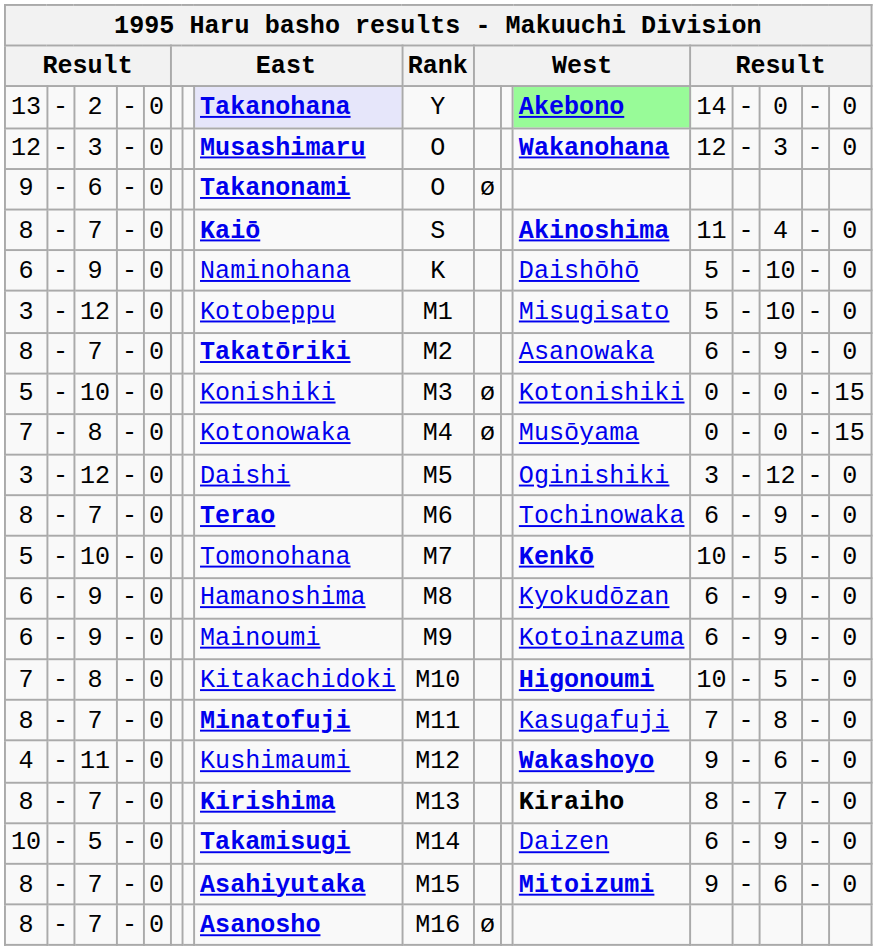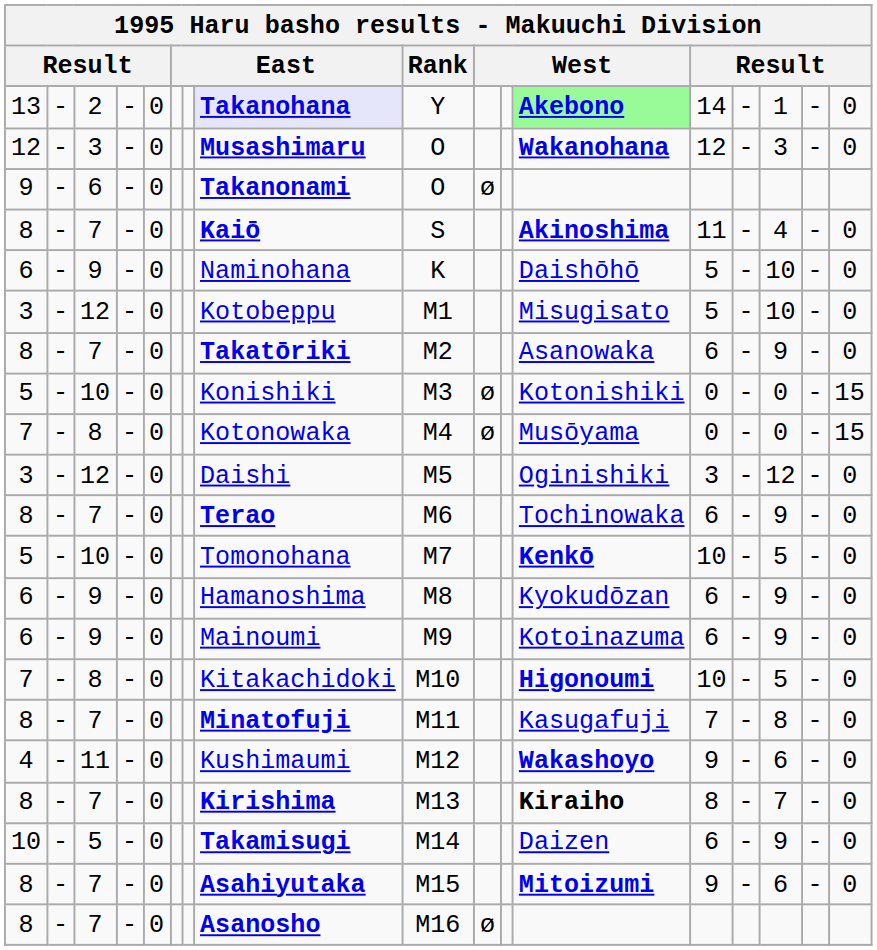(781, 107) 0 -> (781, 107) 1
